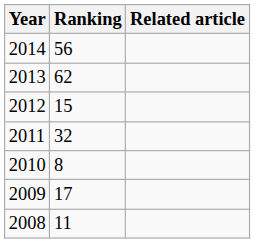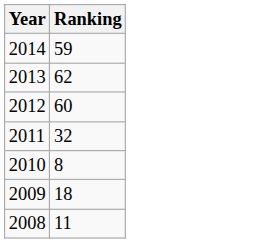- column: (188, 19)
(63, 48) 56 -> (63, 48) 59
(63, 106) 15 -> (63, 106) 60
(63, 194) 17 -> (63, 194) 18
